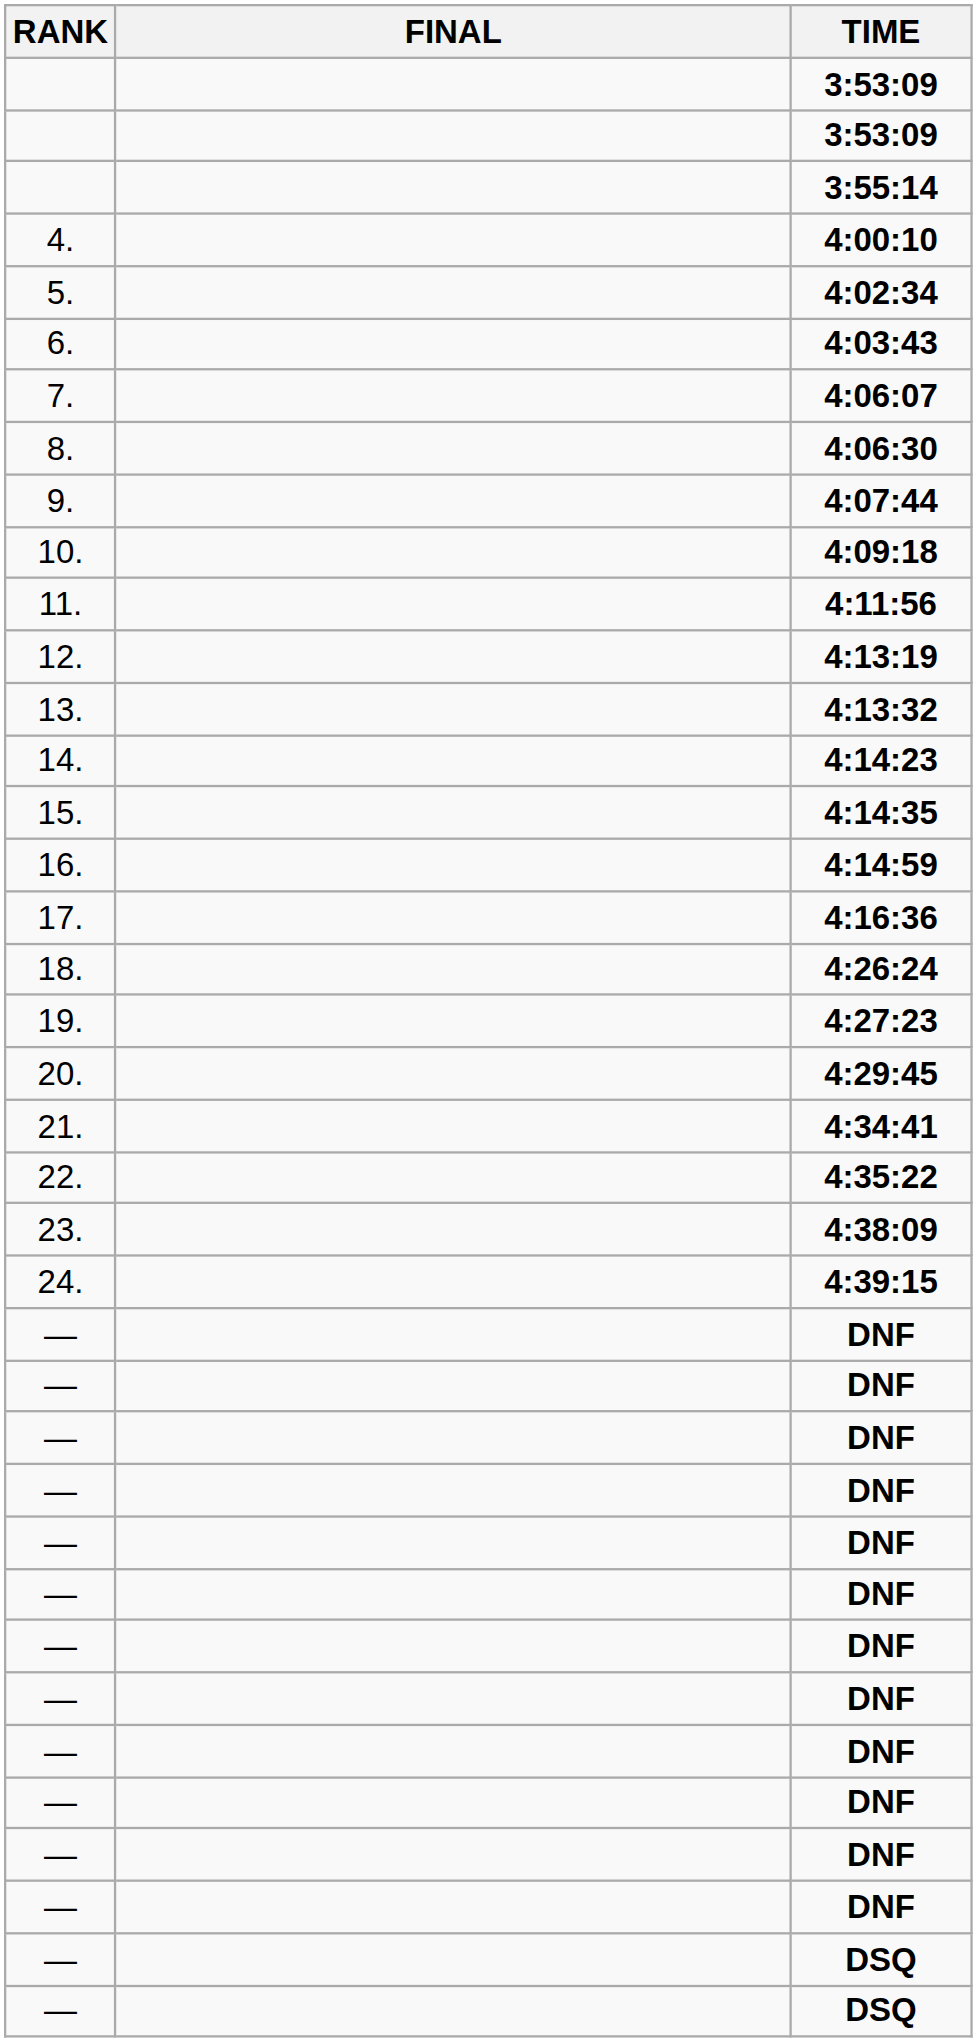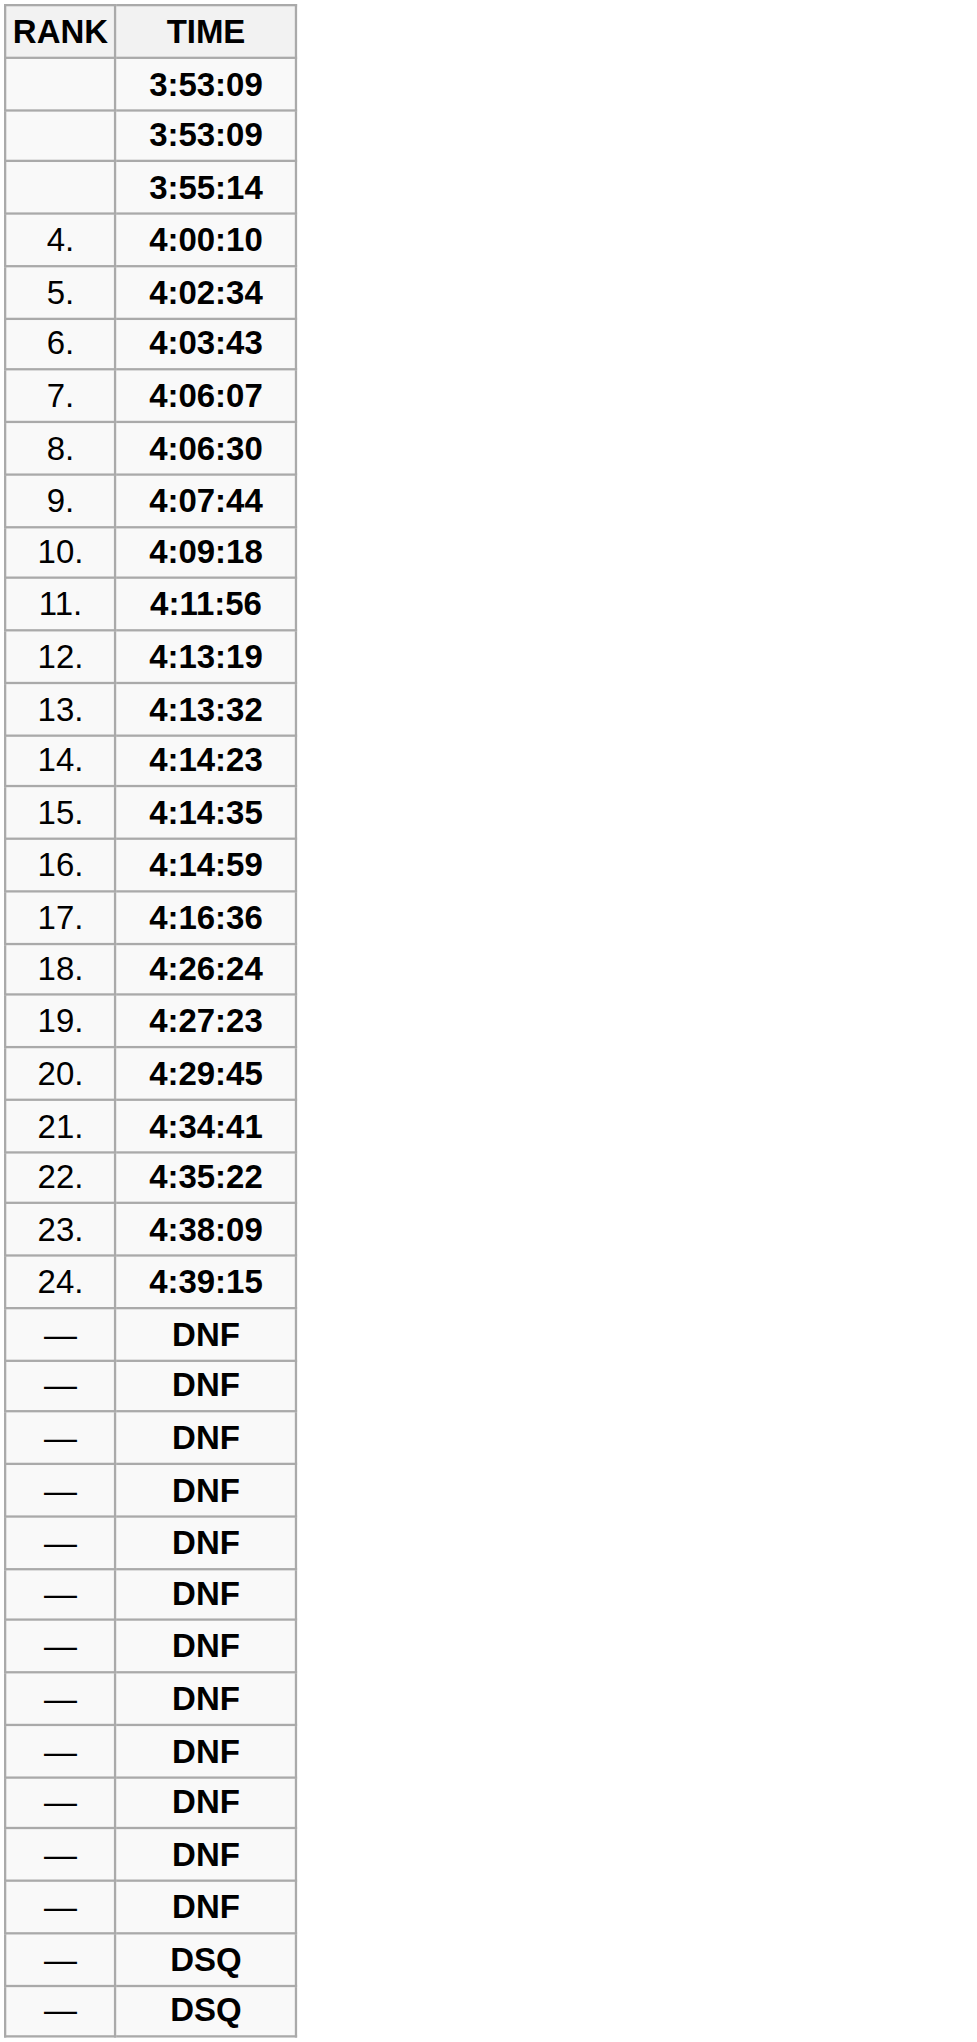- column: (453, 32)
